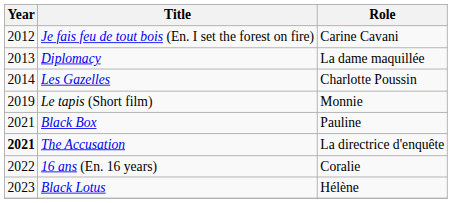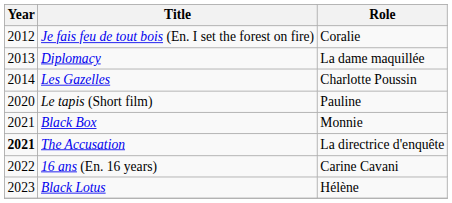(359, 36) Carine Cavani -> (340, 36) Coralie
(21, 101) 2019 -> (21, 101) 2020
(342, 101) Monnie -> (341, 101) Pauline
(341, 123) Pauline -> (342, 123) Monnie
(340, 166) Coralie -> (359, 166) Carine Cavani
